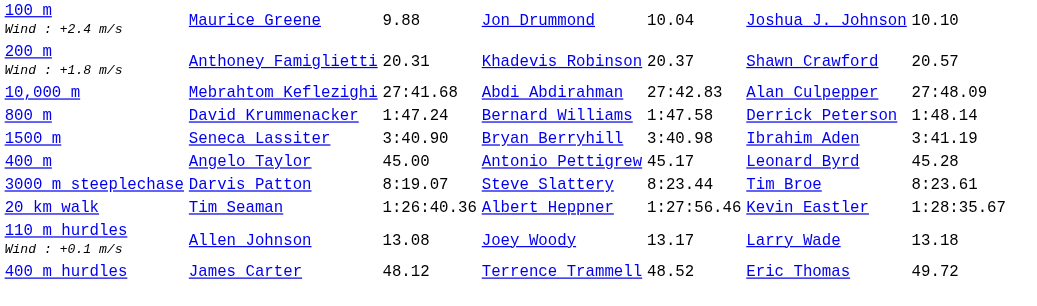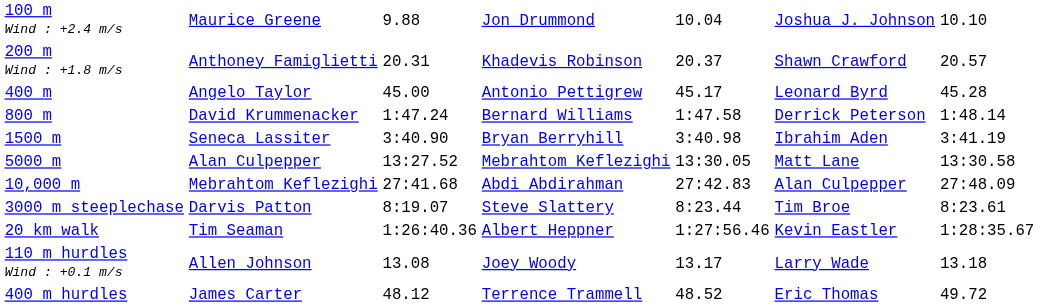rows swapped: (28, 162) <-> (42, 93)
+ row: (33, 162)
